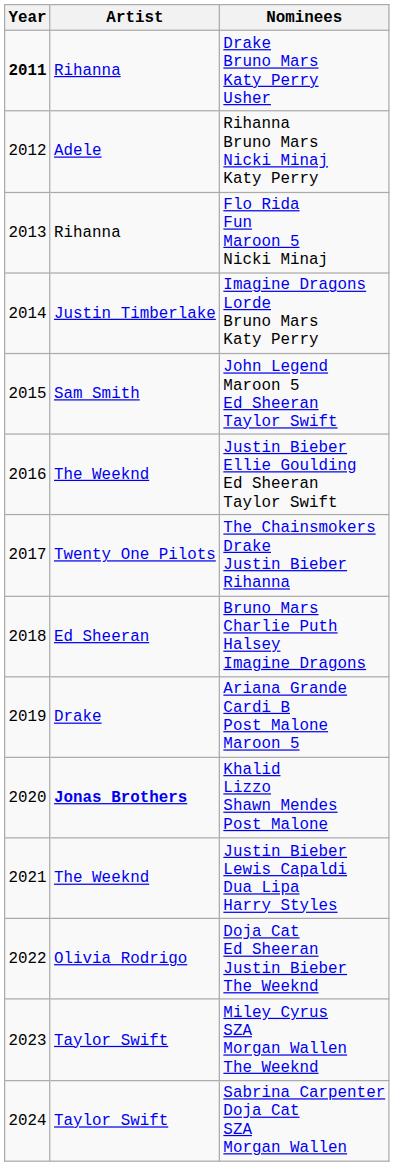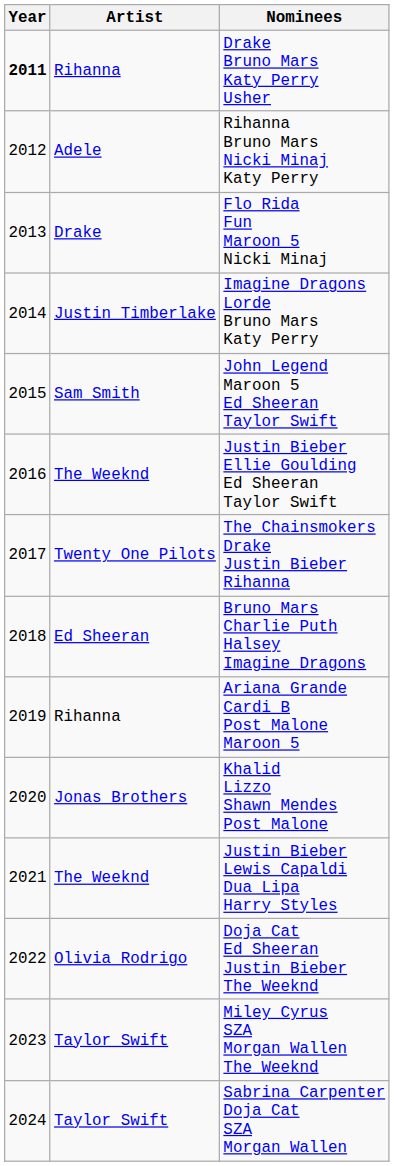(87, 232) Rihanna -> (78, 232) Drake
(78, 717) Drake -> (87, 717) Rihanna
(121, 798) bold -> (121, 798) normal
